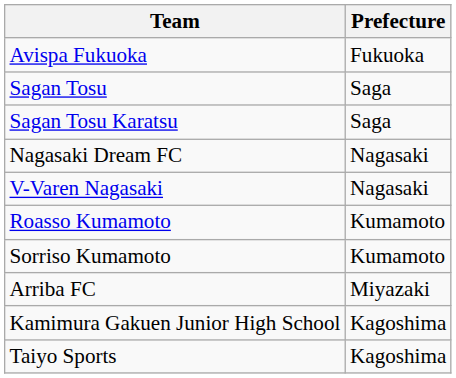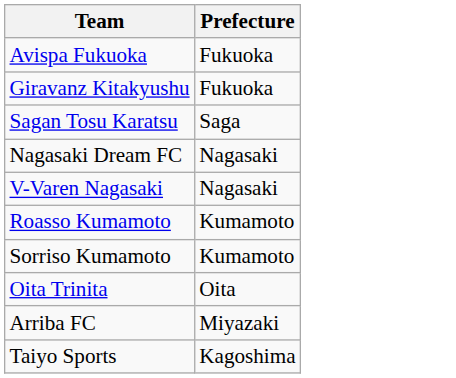+ row: (100, 88)
- row: (58, 88)
+ row: (59, 289)
- row: (175, 322)
